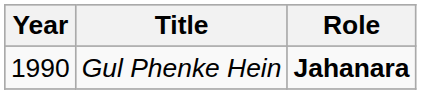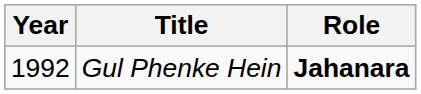(40, 67) 1990 -> (40, 67) 1992
